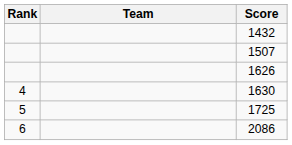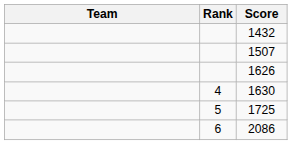columns swapped: (22, 14) <-> (138, 14)
